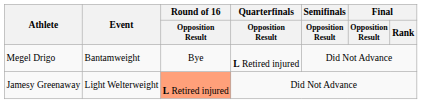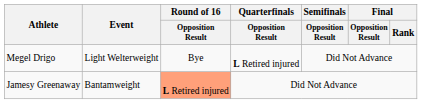(112, 58) Bantamweight -> (121, 58) Light Welterweight
(121, 85) Light Welterweight -> (112, 85) Bantamweight
